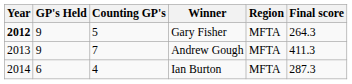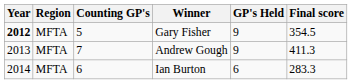columns swapped: (61, 13) <-> (266, 13)
(302, 32) 264.3 -> (302, 32) 354.5
(95, 69) 4 -> (79, 69) 6
(302, 69) 287.3 -> (302, 69) 283.3
